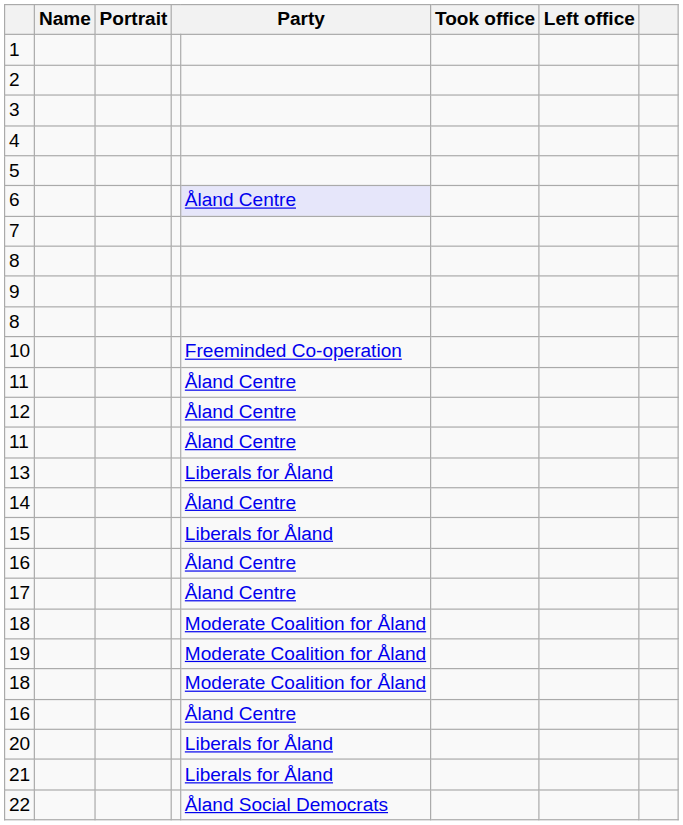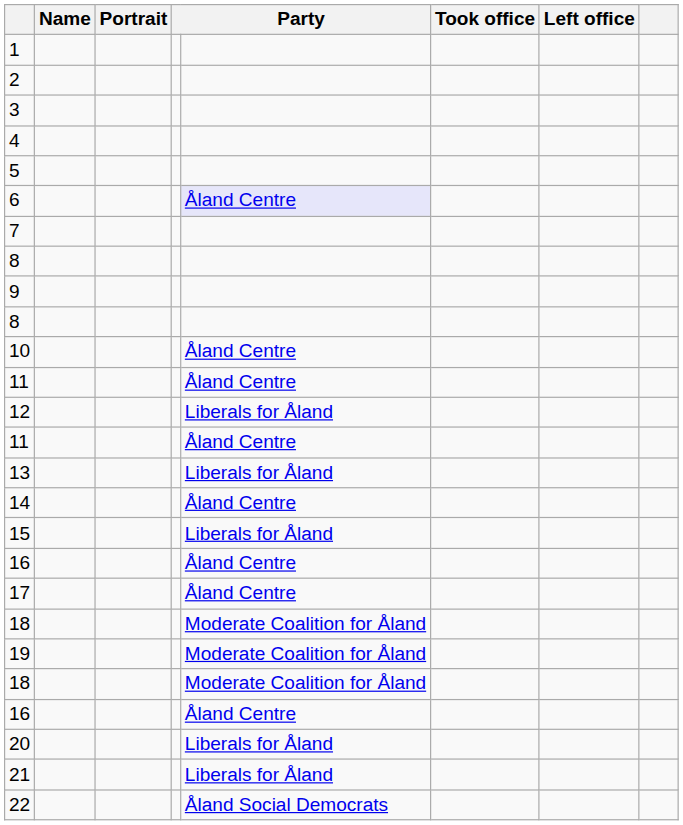(293, 351) Freeminded Co-operation -> (240, 351) Åland Centre
(240, 412) Åland Centre -> (259, 412) Liberals for Åland
